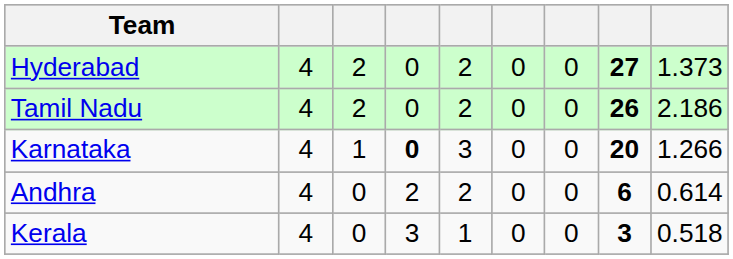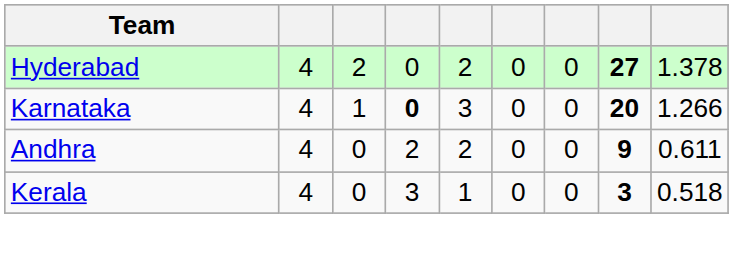(690, 66) 1.373 -> (690, 66) 1.378
- row: (76, 108)
(624, 191) 6 -> (624, 150) 9
(690, 191) 0.614 -> (690, 150) 0.611
